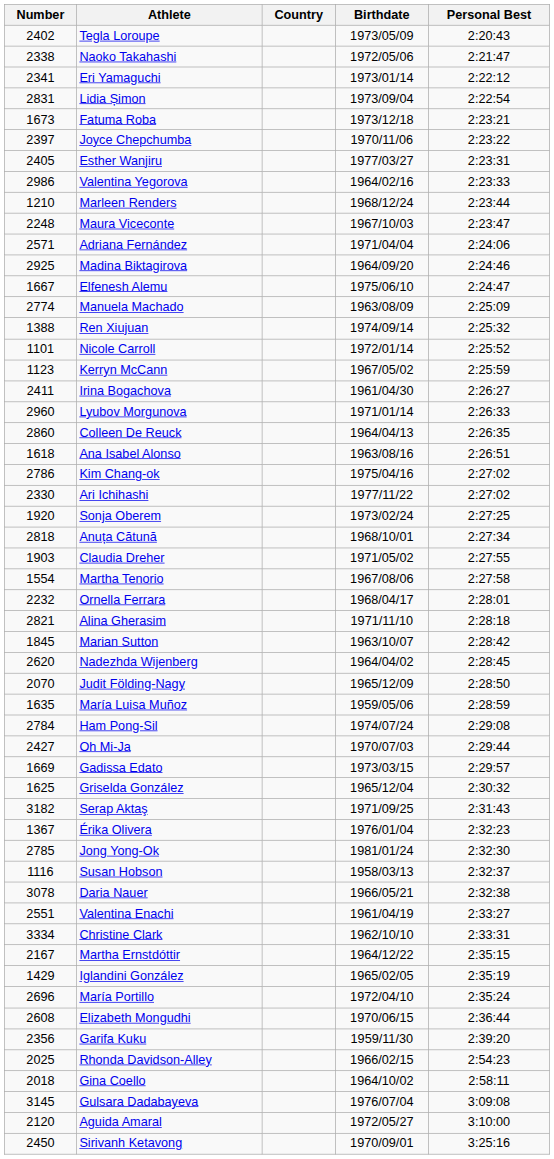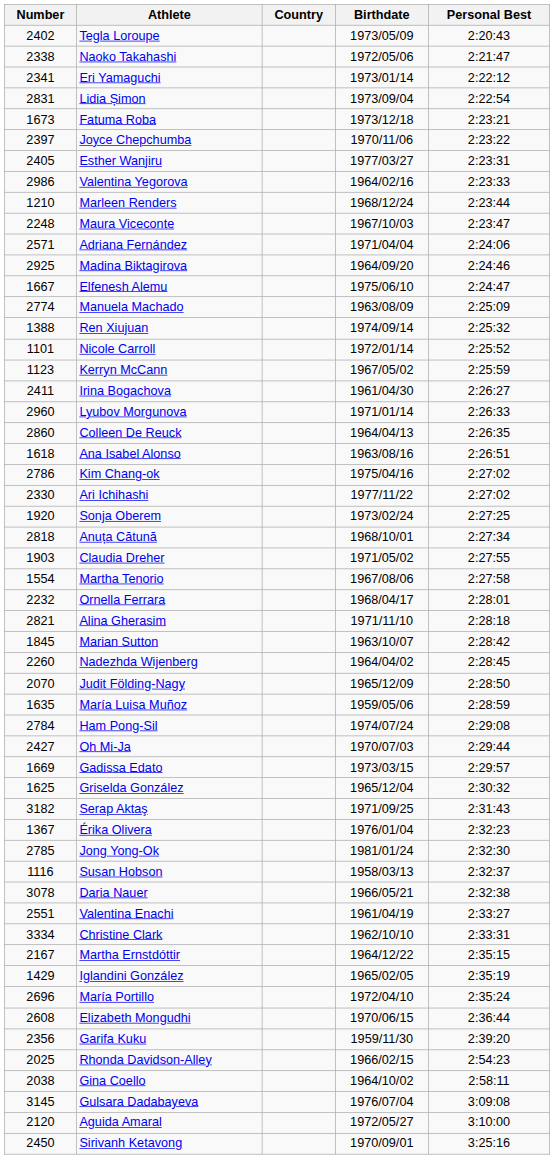(40, 662) 2620 -> (40, 662) 2260
(40, 1080) 2018 -> (40, 1080) 2038
